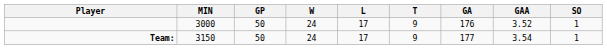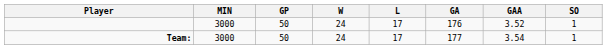- column: (415, 11)
(205, 38) 3150 -> (225, 38) 3000
